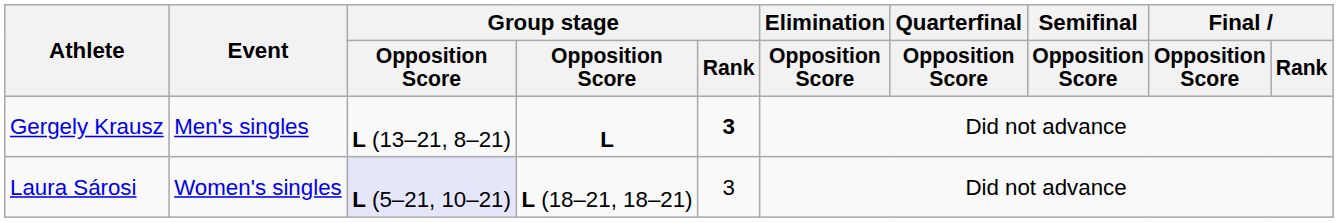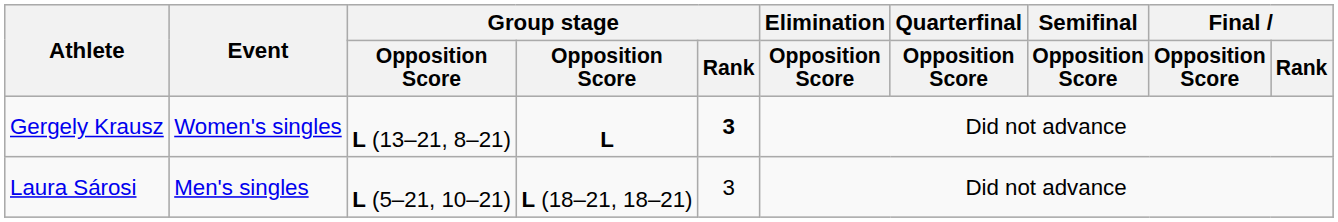(241, 127) Men's singles -> (258, 127) Women's singles
(258, 187) Women's singles -> (241, 187) Men's singles
(432, 199) lavender background -> (432, 199) no background
